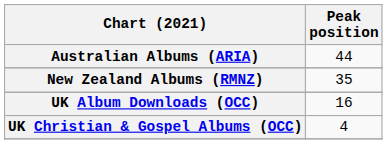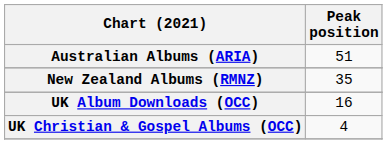(344, 56) 44 -> (344, 56) 51
